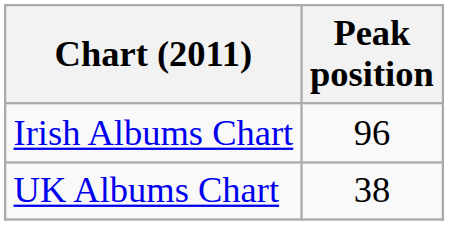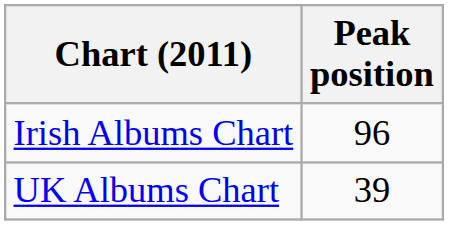(372, 190) 38 -> (372, 190) 39
